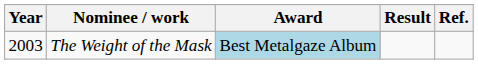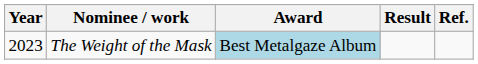(26, 45) 2003 -> (26, 45) 2023
